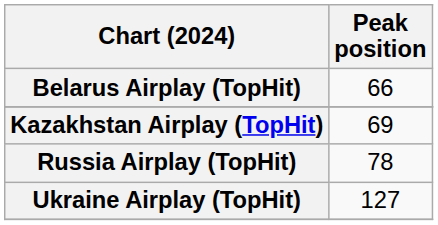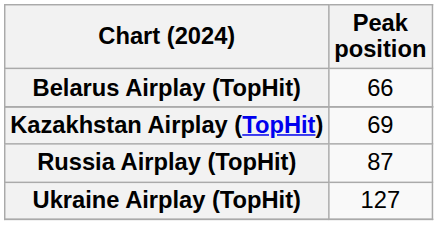(380, 162) 78 -> (380, 162) 87
